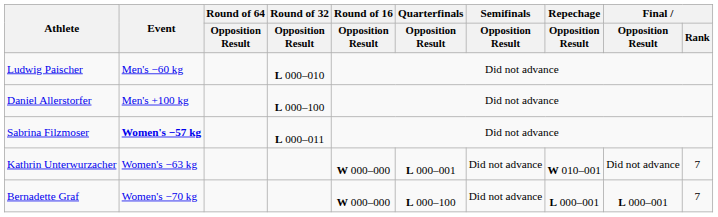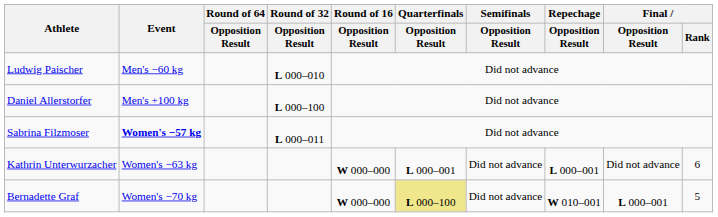(574, 171) W 010–001 -> (574, 171) L 000–001
(697, 164) 7 -> (697, 164) 6
(431, 203) no background -> (431, 203) khaki background
(574, 203) L 000–001 -> (574, 203) W 010–001
(697, 196) 7 -> (697, 196) 5
